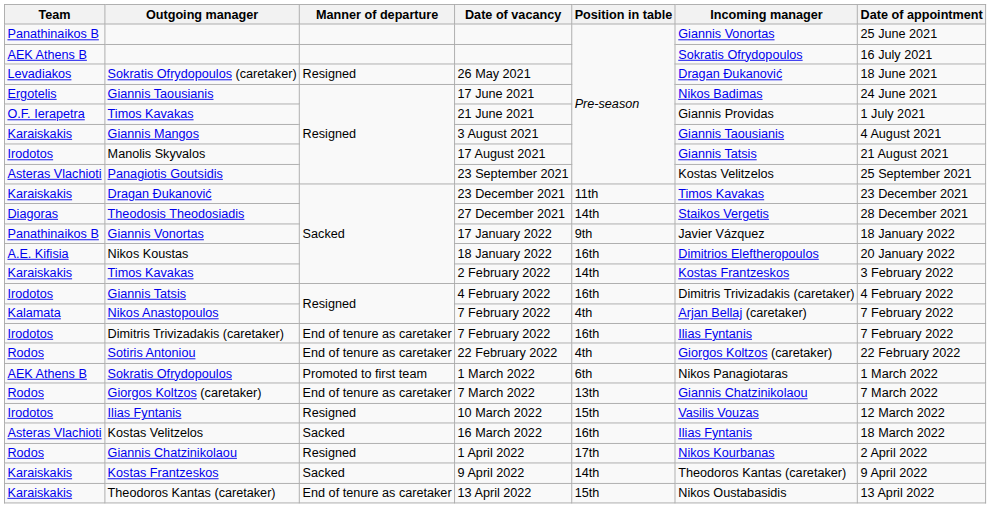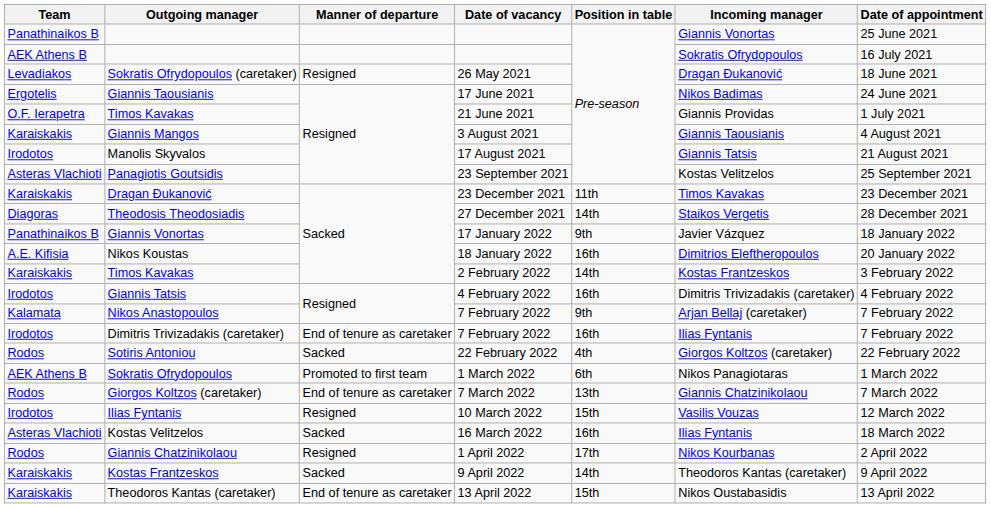(583, 313) 4th -> (583, 313) 9th
(377, 353) End of tenure as caretaker -> (324, 353) Sacked
